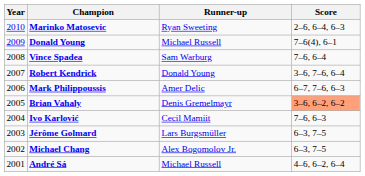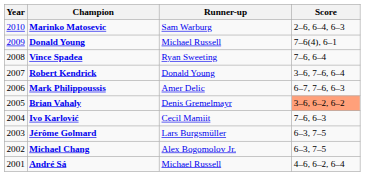(189, 27) Ryan Sweeting -> (187, 27) Sam Warburg
(187, 58) Sam Warburg -> (189, 58) Ryan Sweeting
